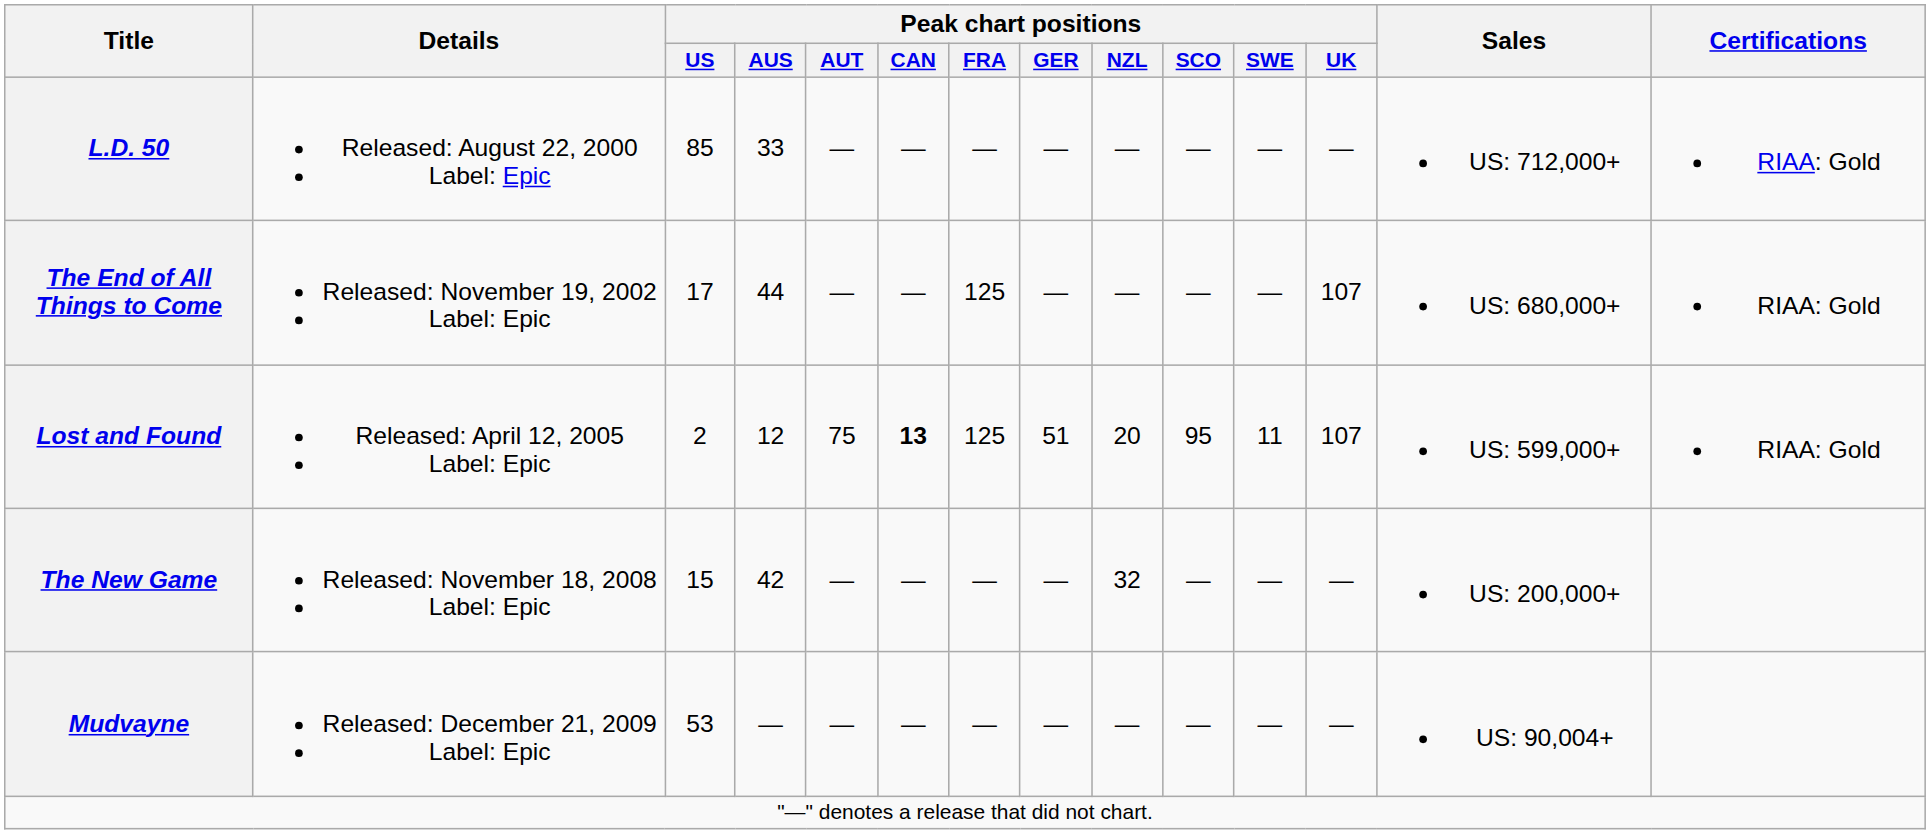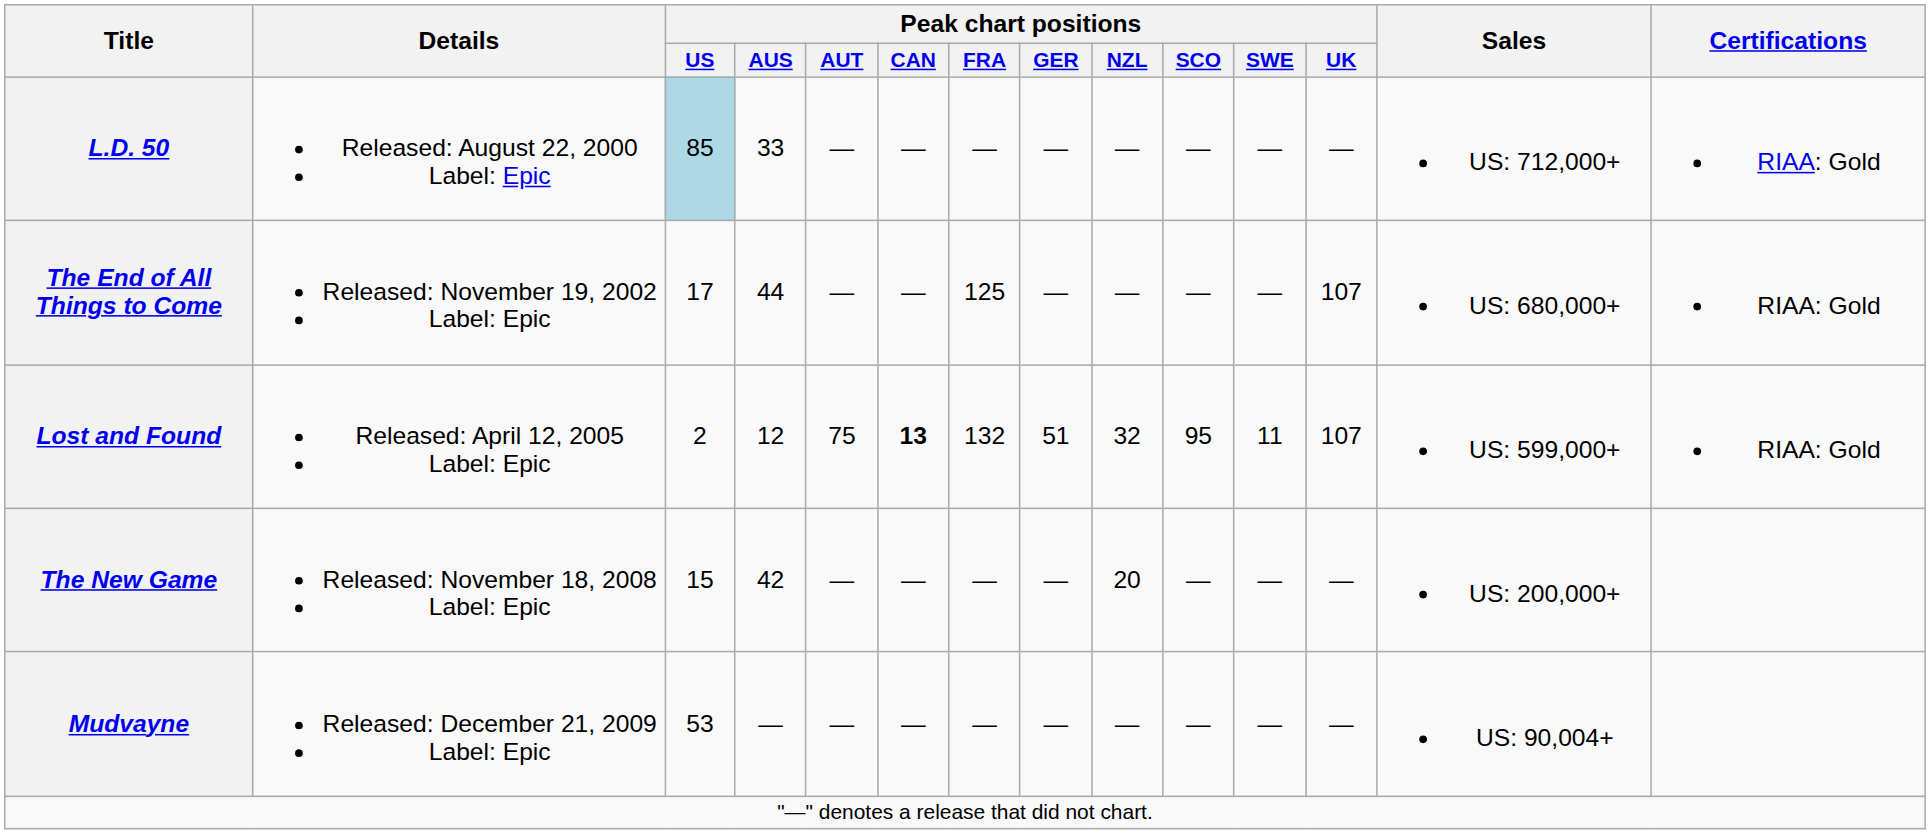(700, 148) no background -> (700, 148) lightblue background
(985, 436) 125 -> (985, 436) 132
(1127, 436) 20 -> (1127, 436) 32
(1127, 579) 32 -> (1127, 579) 20
